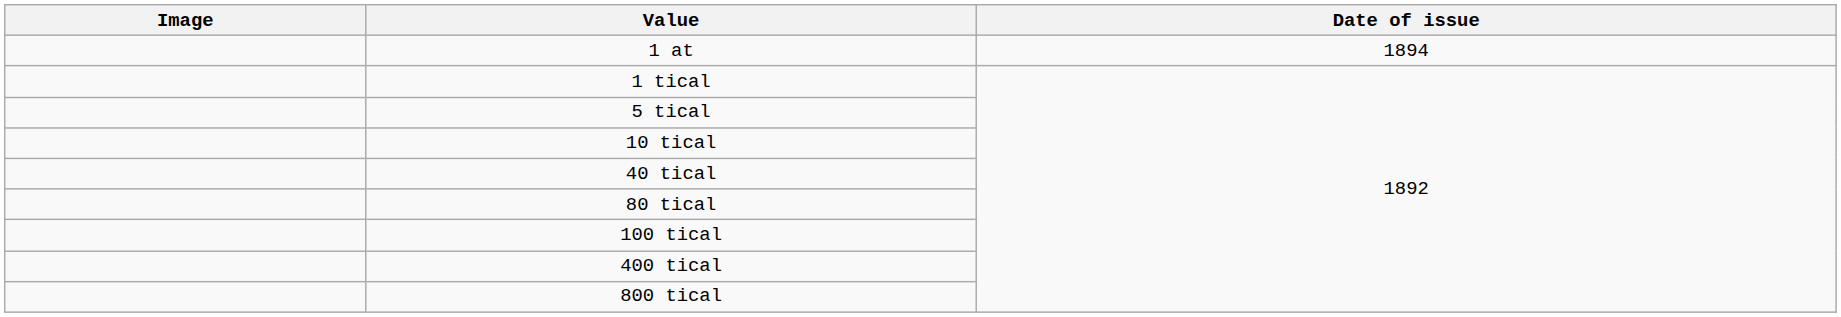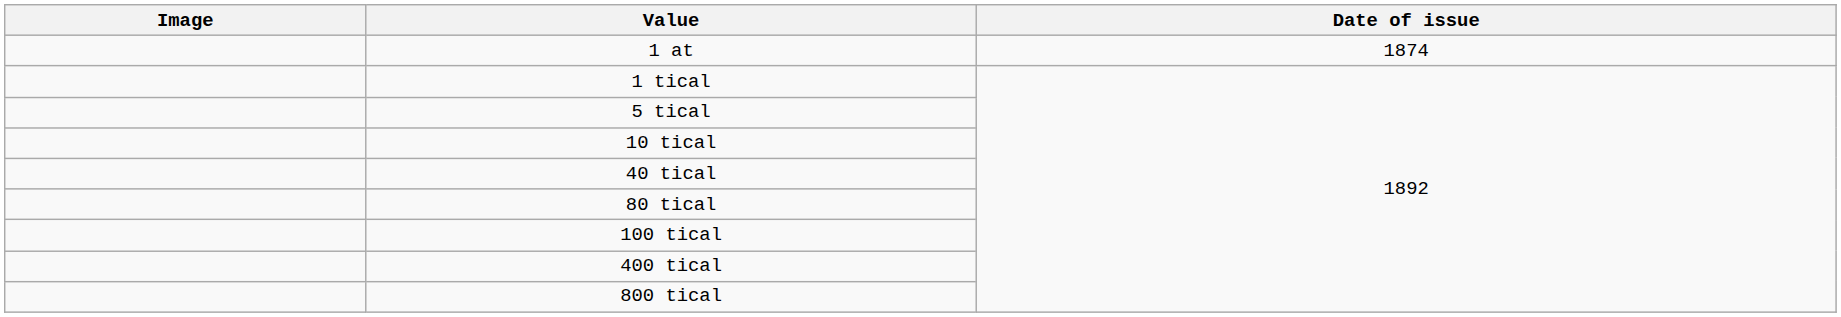(1406, 51) 1894 -> (1406, 51) 1874
